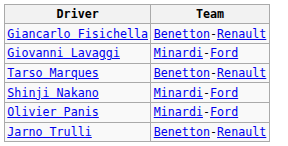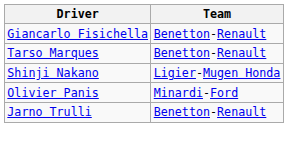- row: (64, 53)
(196, 93) Minardi-Ford -> (217, 73) Ligier-Mugen Honda
